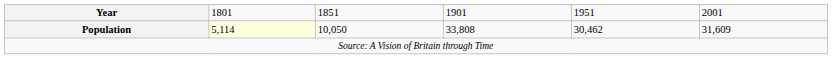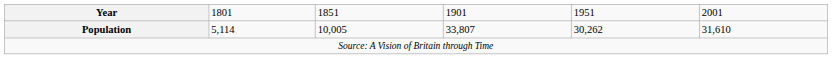(223, 29) lightyellow background -> (223, 29) no background
(332, 29) 10,050 -> (332, 29) 10,005
(460, 29) 33,808 -> (460, 29) 33,807
(588, 29) 30,462 -> (588, 29) 30,262
(716, 29) 31,609 -> (716, 29) 31,610
